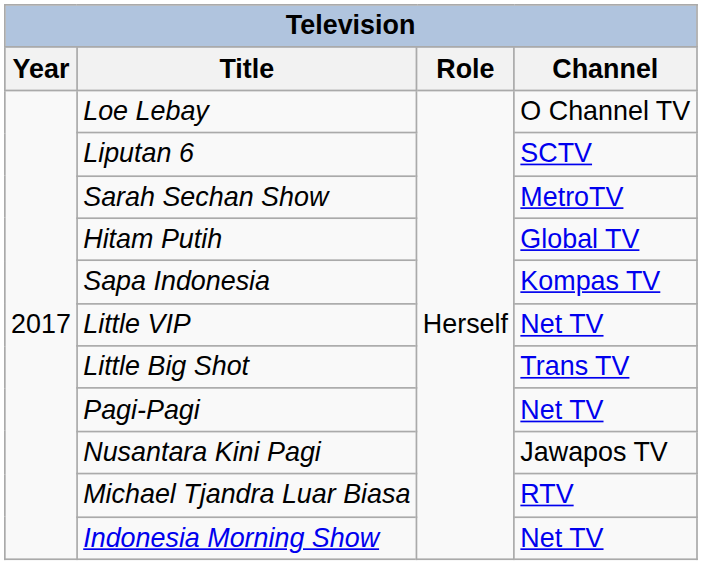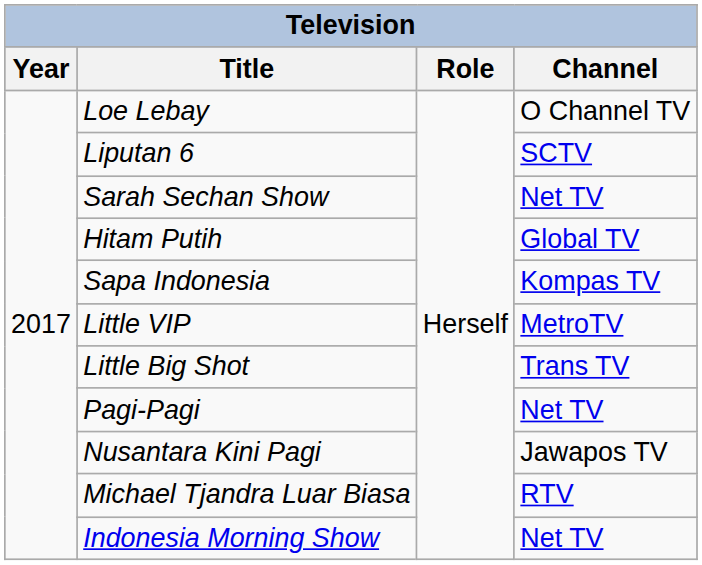(572, 196) MetroTV -> (562, 196) Net TV
(562, 324) Net TV -> (572, 324) MetroTV
